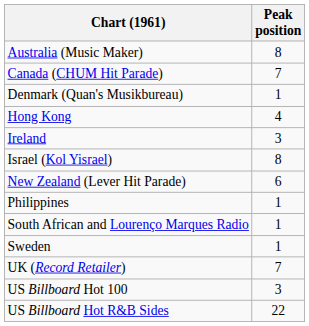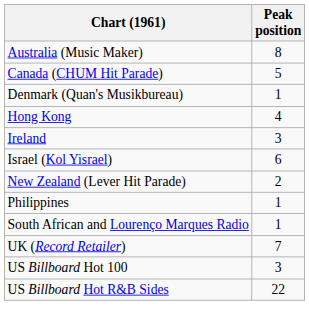(278, 73) 7 -> (278, 73) 5
(278, 159) 8 -> (278, 159) 6
(278, 181) 6 -> (278, 181) 2
- row: (29, 246)
